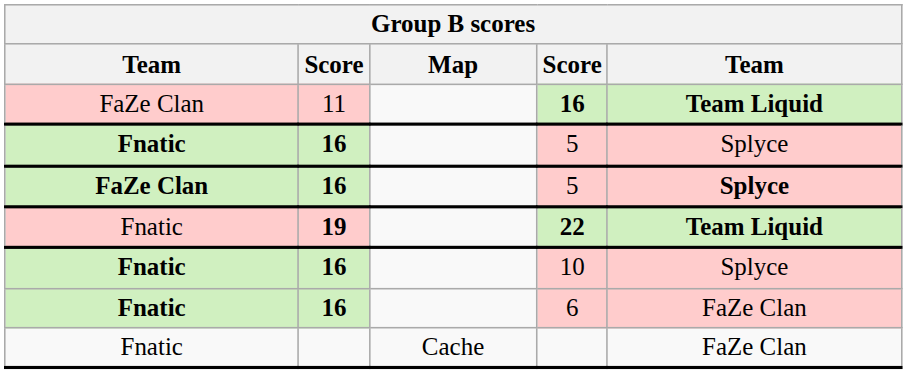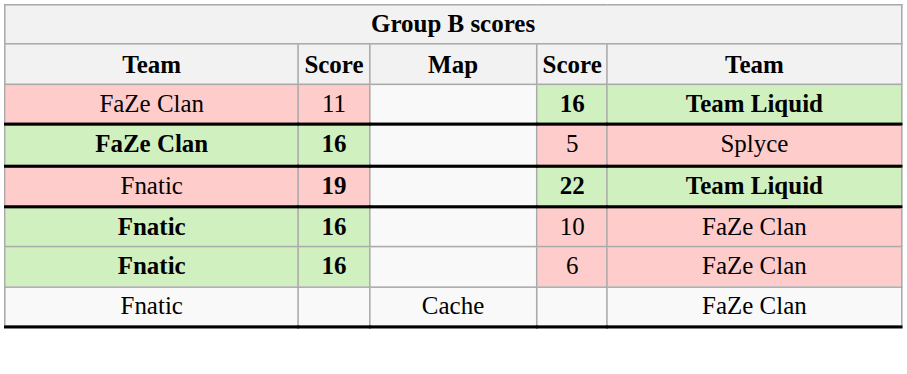- row: (152, 144)
(754, 185) bold -> (754, 144) normal
(754, 268) Splyce -> (754, 226) FaZe Clan
